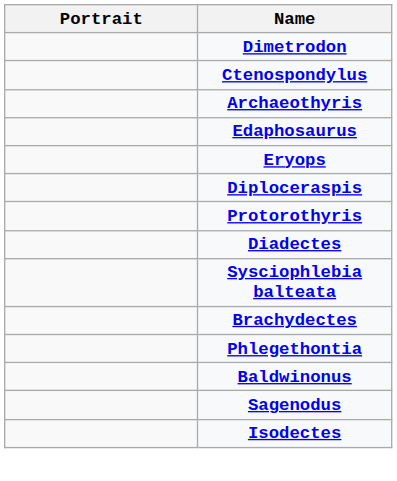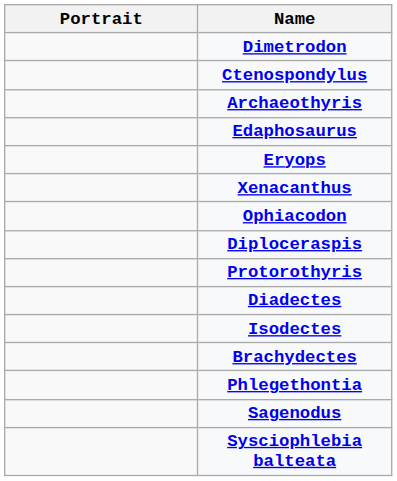+ row: (295, 188)
+ row: (295, 216)
rows swapped: (295, 433) <-> (295, 282)
- row: (295, 377)
